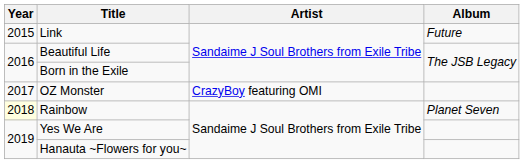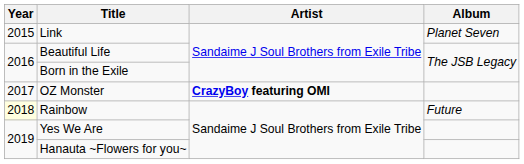(444, 33) Future -> (463, 33) Planet Seven
(257, 91) normal -> (261, 91) bold
(463, 110) Planet Seven -> (444, 110) Future
